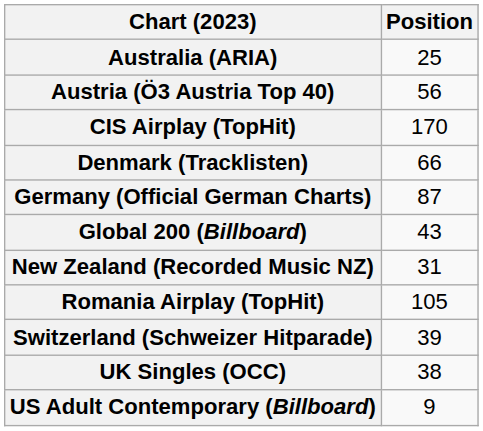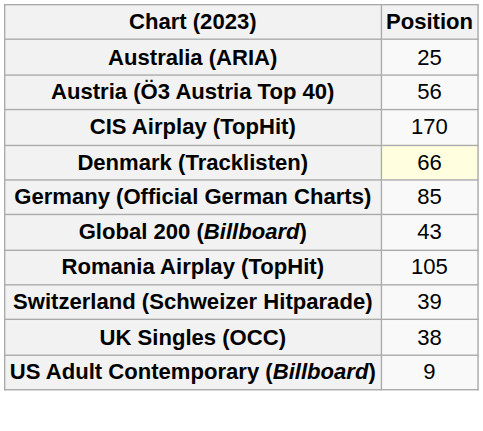(429, 162) no background -> (429, 162) lightyellow background
(429, 197) 87 -> (429, 197) 85
- row: (193, 267)
